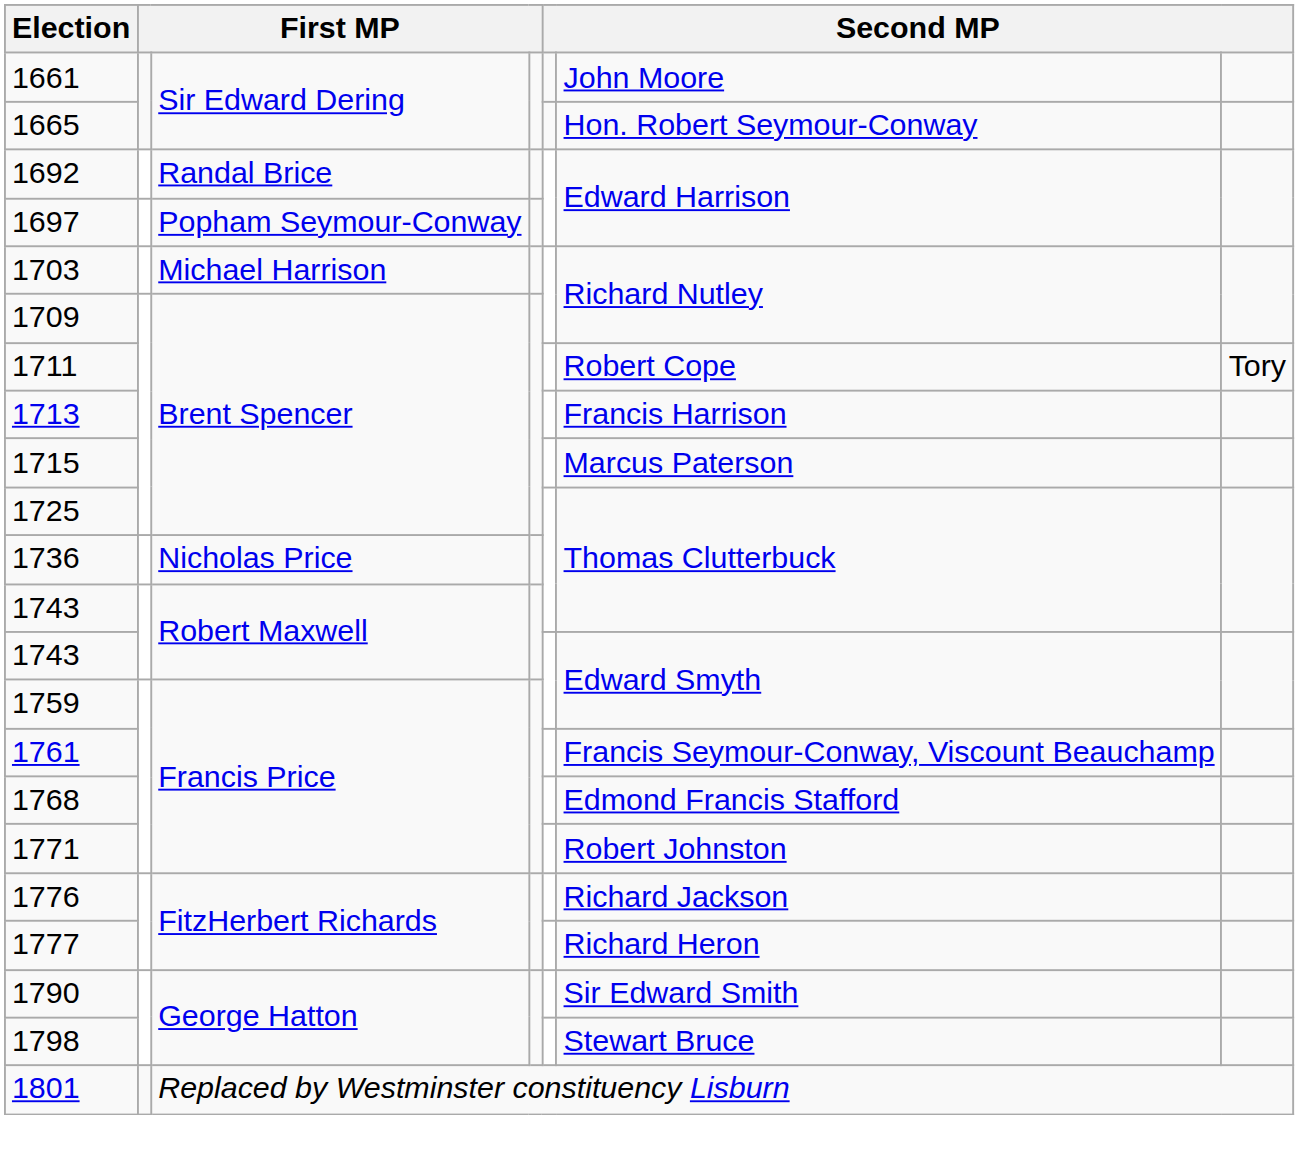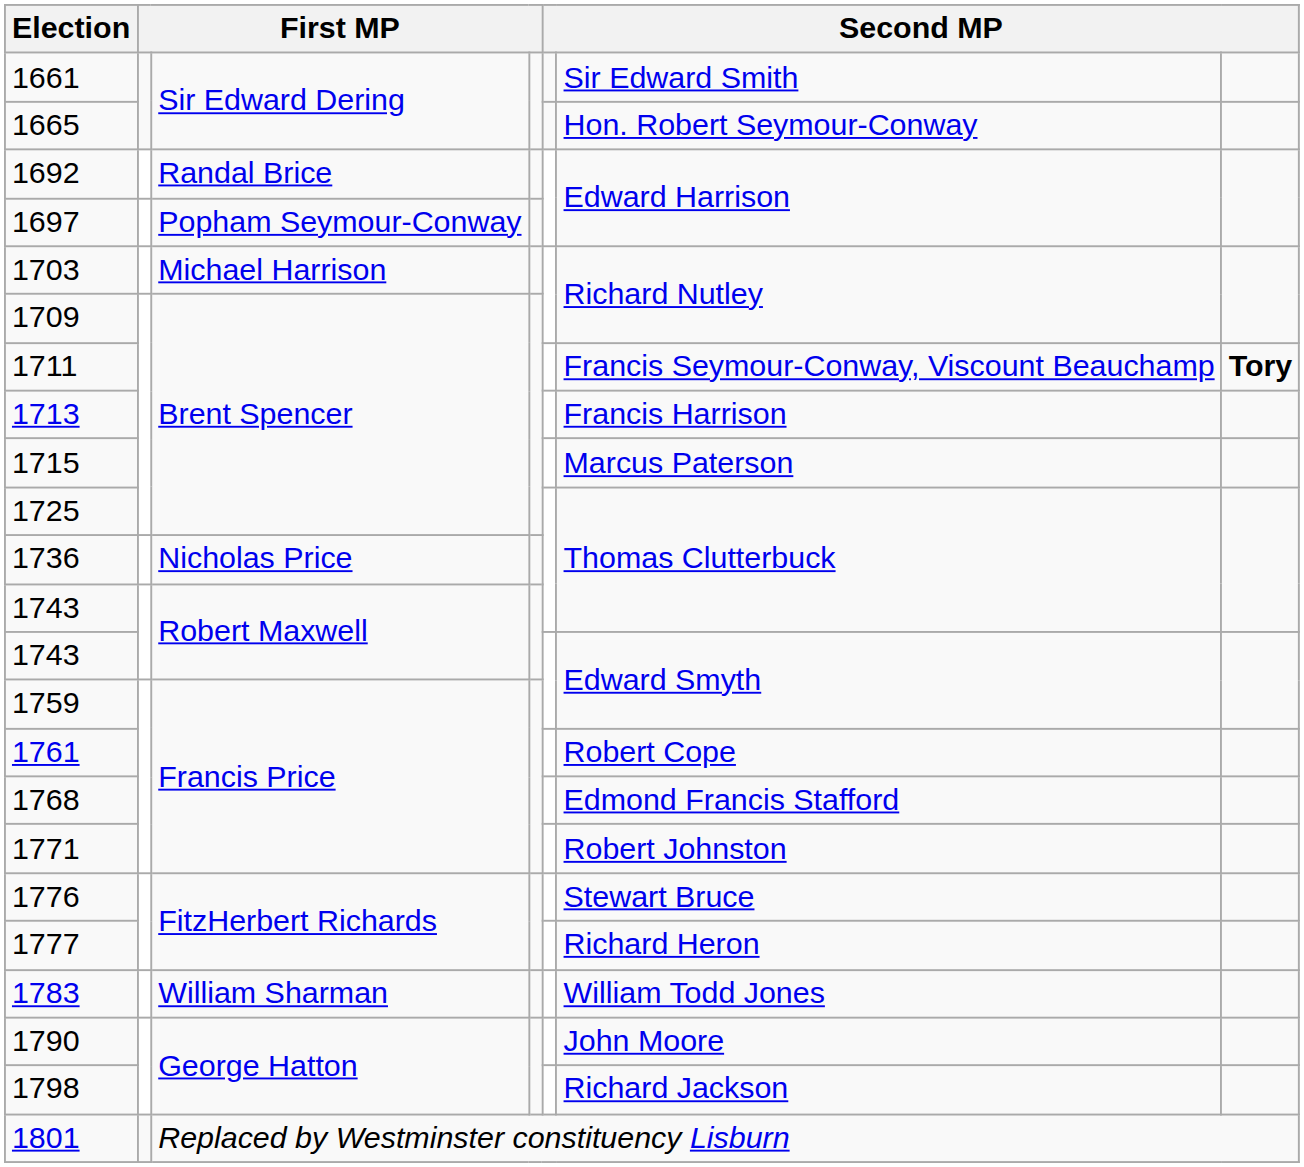(644, 76) John Moore -> (681, 76) Sir Edward Smith
(650, 366) Robert Cope -> (889, 366) Francis Seymour-Conway, Viscount Beauchamp
(1257, 366) normal -> (1260, 366) bold
(889, 751) Francis Seymour-Conway, Viscount Beauchamp -> (650, 751) Robert Cope
(676, 896) Richard Jackson -> (659, 896) Stewart Bruce
+ row: (46, 992)
(681, 992) Sir Edward Smith -> (644, 1041) John Moore
(659, 1041) Stewart Bruce -> (676, 1089) Richard Jackson
